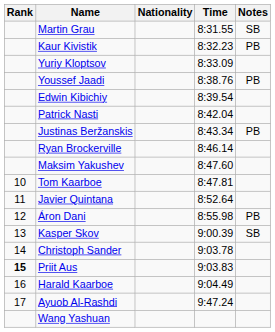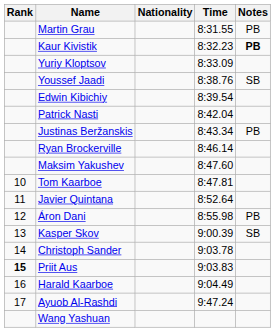(253, 30) SB -> (253, 30) PB
(253, 47) normal -> (253, 47) bold
(253, 81) PB -> (253, 81) SB
